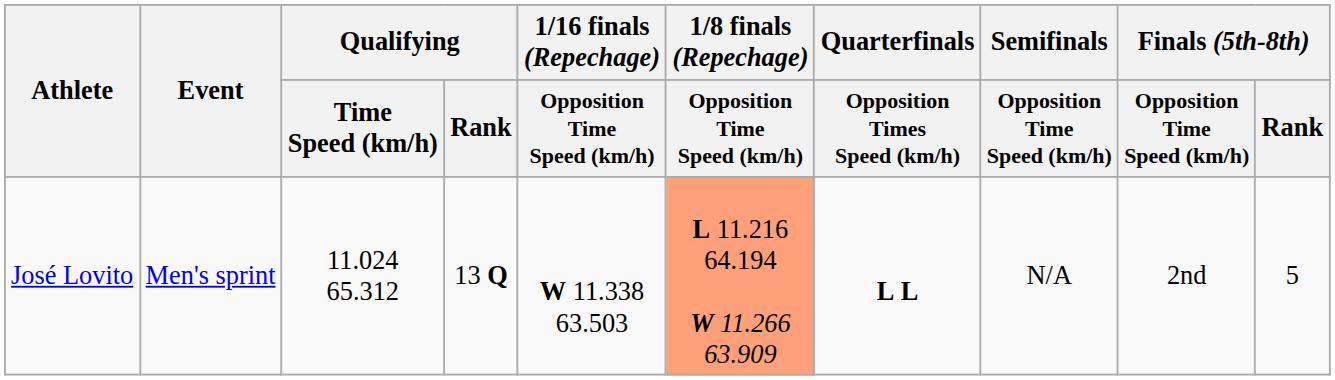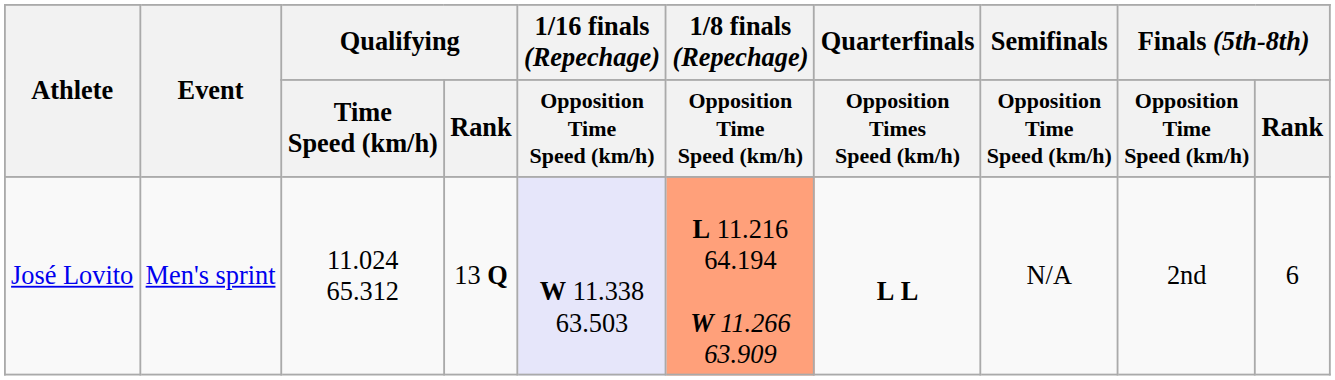(592, 307) no background -> (592, 307) lavender background
(1292, 275) 5 -> (1292, 275) 6
